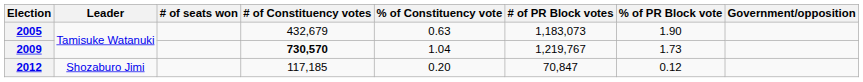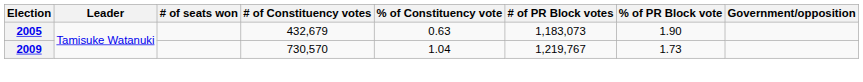(307, 49) bold -> (307, 49) normal
- row: (29, 67)
